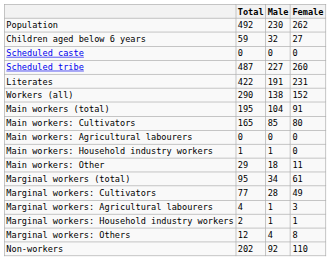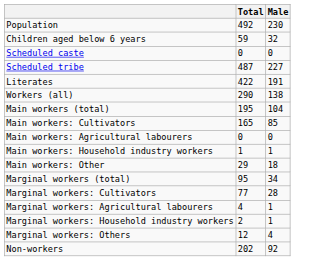- column: (308, 11)
